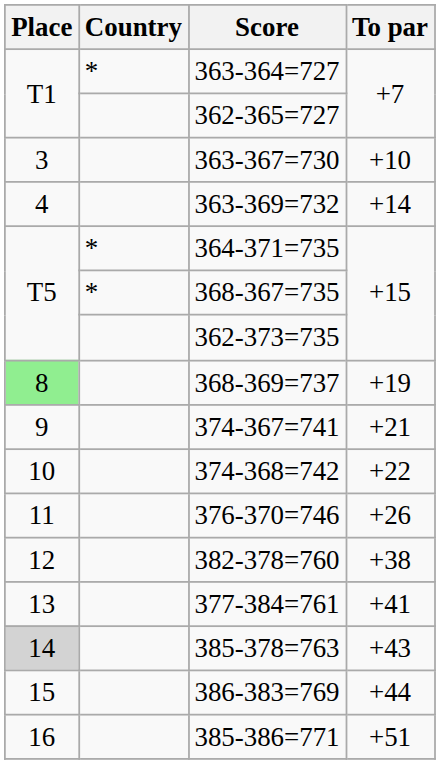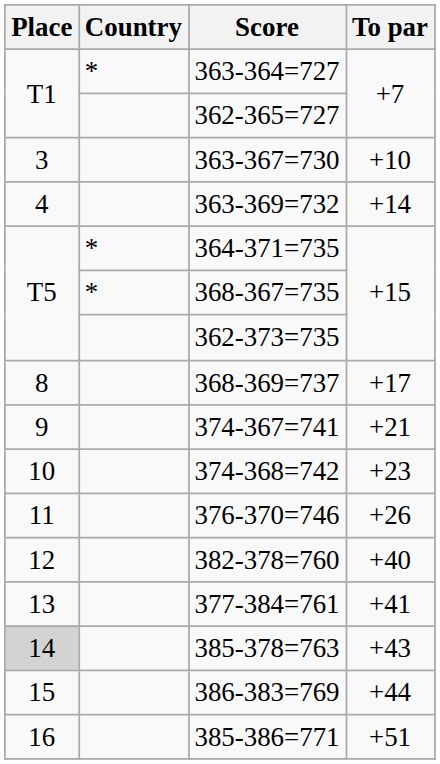(42, 381) lightgreen background -> (42, 381) no background
(390, 381) +19 -> (390, 381) +17
(390, 470) +22 -> (390, 470) +23
(390, 559) +38 -> (390, 559) +40
